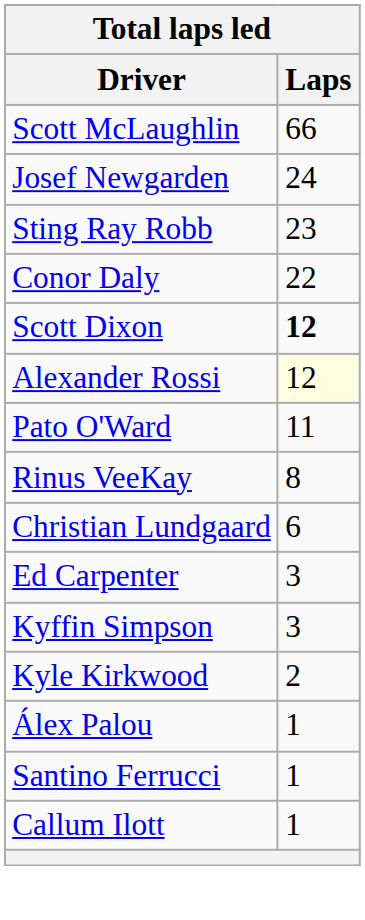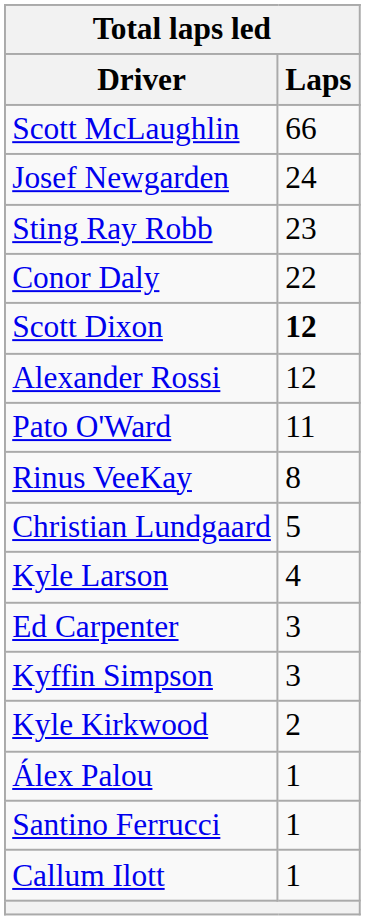(301, 377) lightyellow background -> (301, 377) no background
(293, 526) 6 -> (293, 526) 5
+ row: (90, 576)
